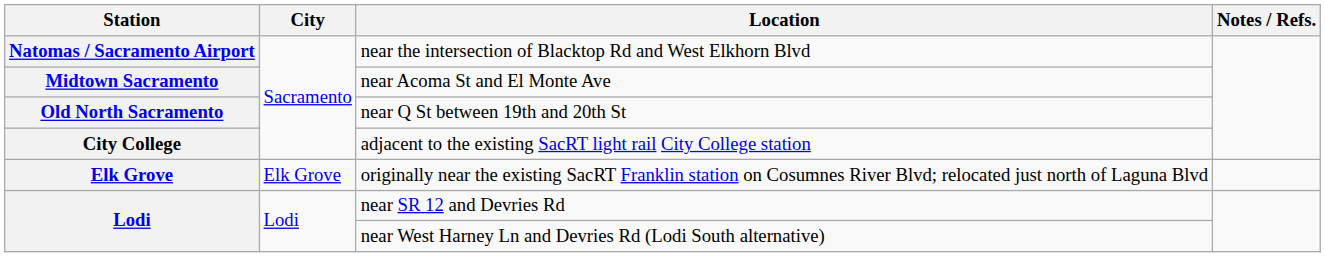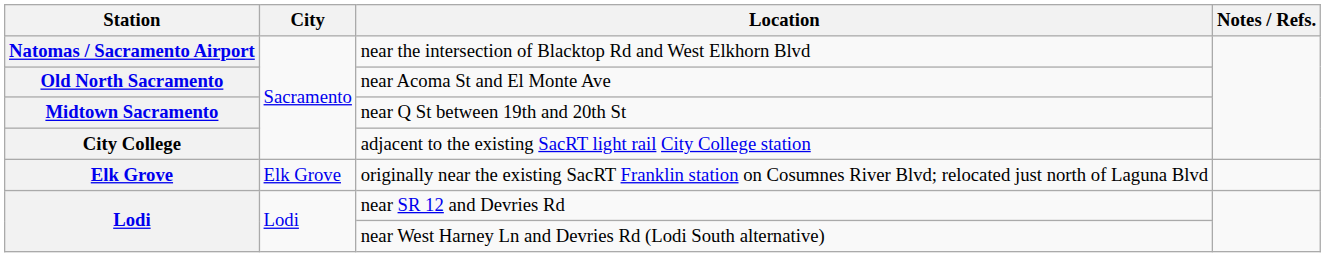(132, 82) Midtown Sacramento -> (132, 82) Old North Sacramento
(132, 112) Old North Sacramento -> (132, 112) Midtown Sacramento
